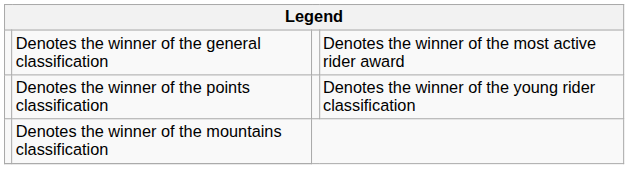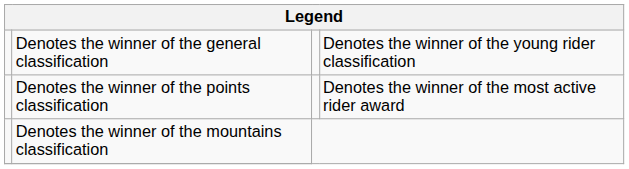(460, 52) Denotes the winner of the most active rider award -> (459, 52) Denotes the winner of the young rider classification
(459, 96) Denotes the winner of the young rider classification -> (460, 96) Denotes the winner of the most active rider award
